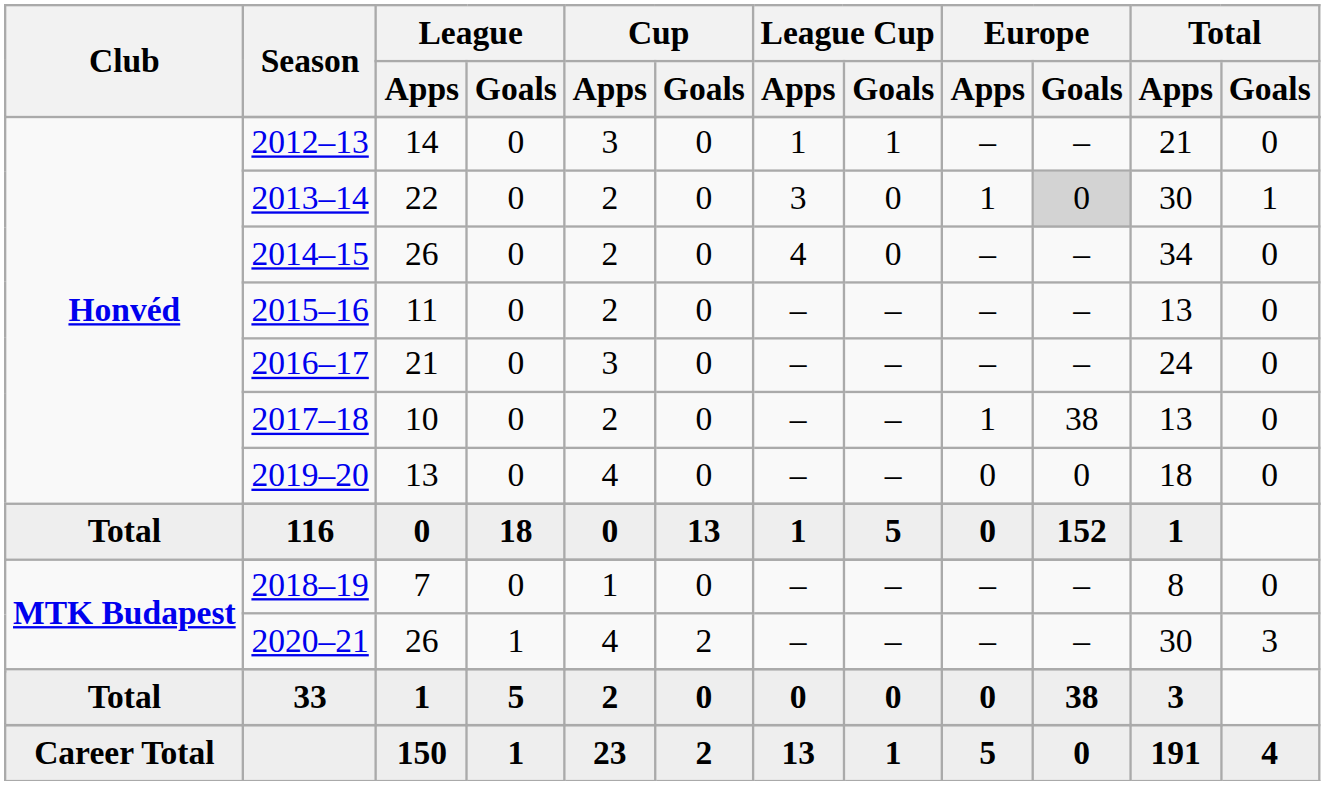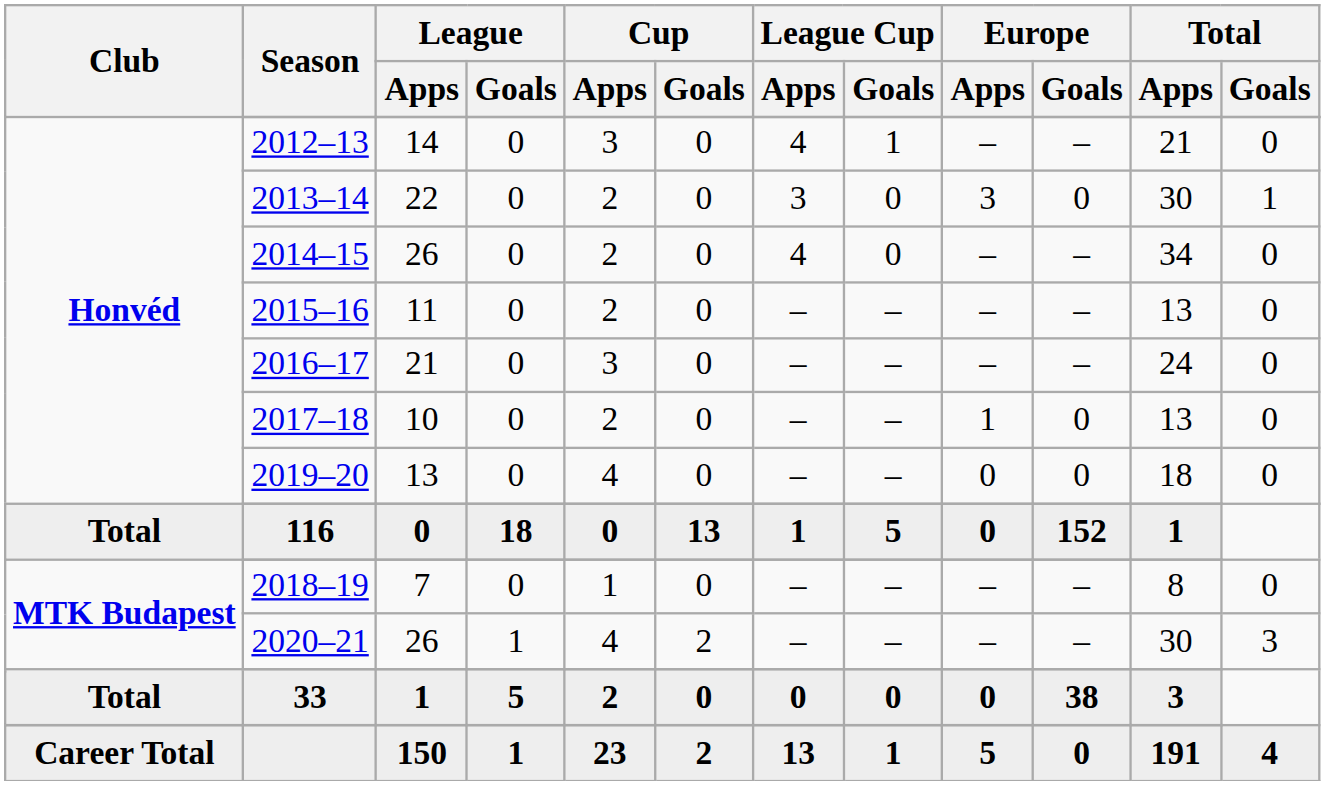(798, 143) 1 -> (798, 143) 4
(988, 198) 1 -> (988, 198) 3
(1082, 198) lightgrey background -> (1082, 198) no background
(1082, 419) 38 -> (1082, 419) 0
